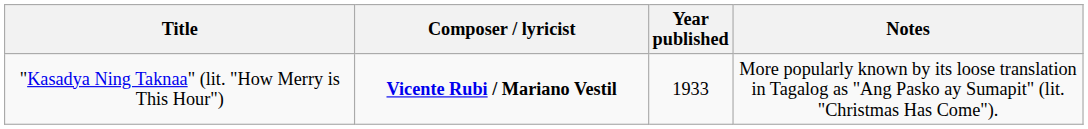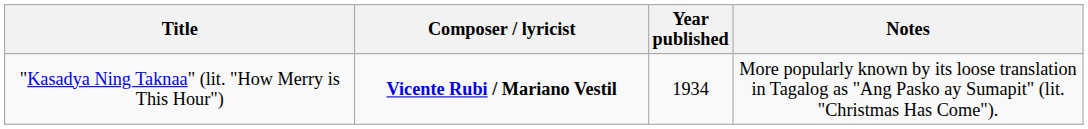(691, 88) 1933 -> (691, 88) 1934
